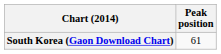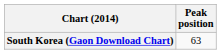(196, 40) 61 -> (196, 40) 63
